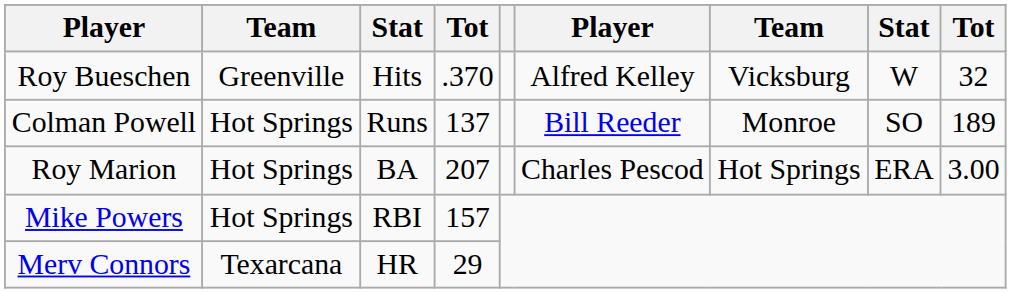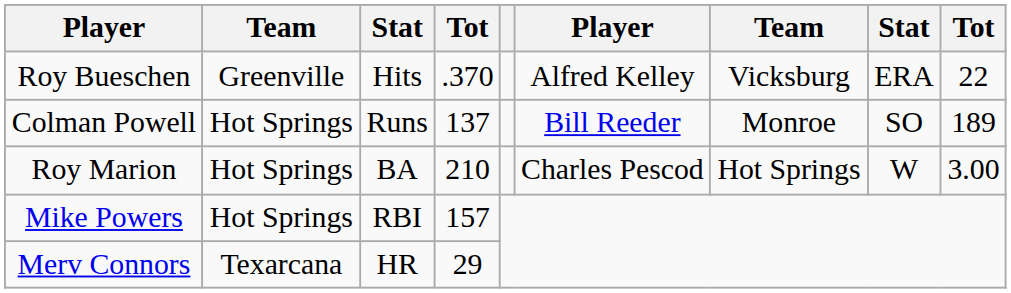(904, 75) W -> (904, 75) ERA
(973, 75) 32 -> (973, 75) 22
(468, 169) 207 -> (468, 169) 210
(904, 169) ERA -> (904, 169) W
